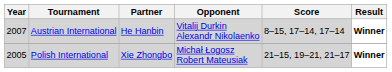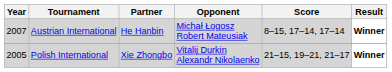(218, 31) Vitalij Durkin Alexandr Nikolaenko -> (212, 31) Michał Łogosz Robert Mateusiak
(212, 56) Michał Łogosz Robert Mateusiak -> (218, 56) Vitalij Durkin Alexandr Nikolaenko
